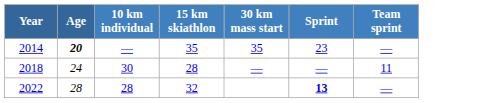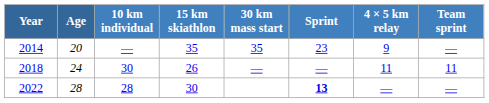+ column: (386, 21)
(76, 48) bold -> (76, 48) normal
(192, 68) 28 -> (192, 68) 26
(192, 88) 32 -> (192, 88) 30
